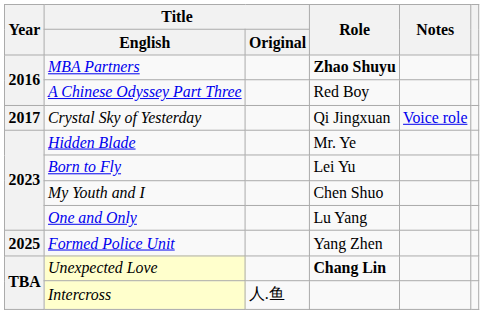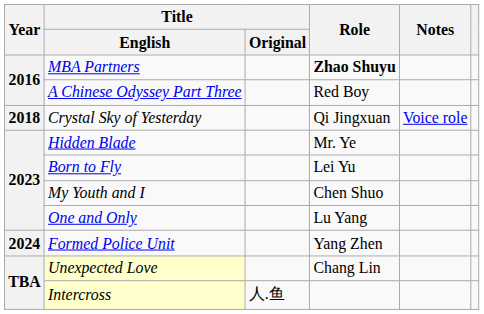(24, 117) 2017 -> (24, 117) 2018
(24, 243) 2025 -> (24, 243) 2024
(350, 268) bold -> (347, 268) normal
